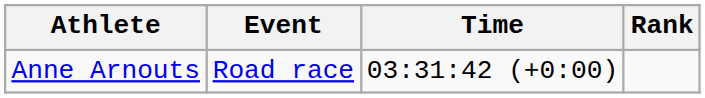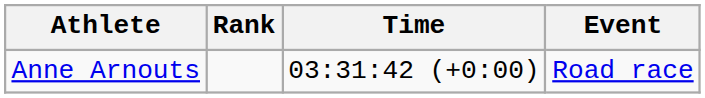columns swapped: (283, 27) <-> (662, 27)
